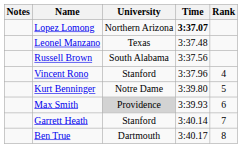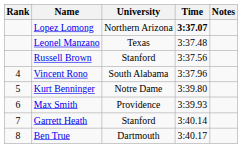columns swapped: (224, 12) <-> (18, 12)
(139, 58) South Alabama -> (138, 58) Stanford
(139, 74) Stanford -> (138, 74) South Alabama
(139, 105) lightgrey background -> (138, 105) no background
